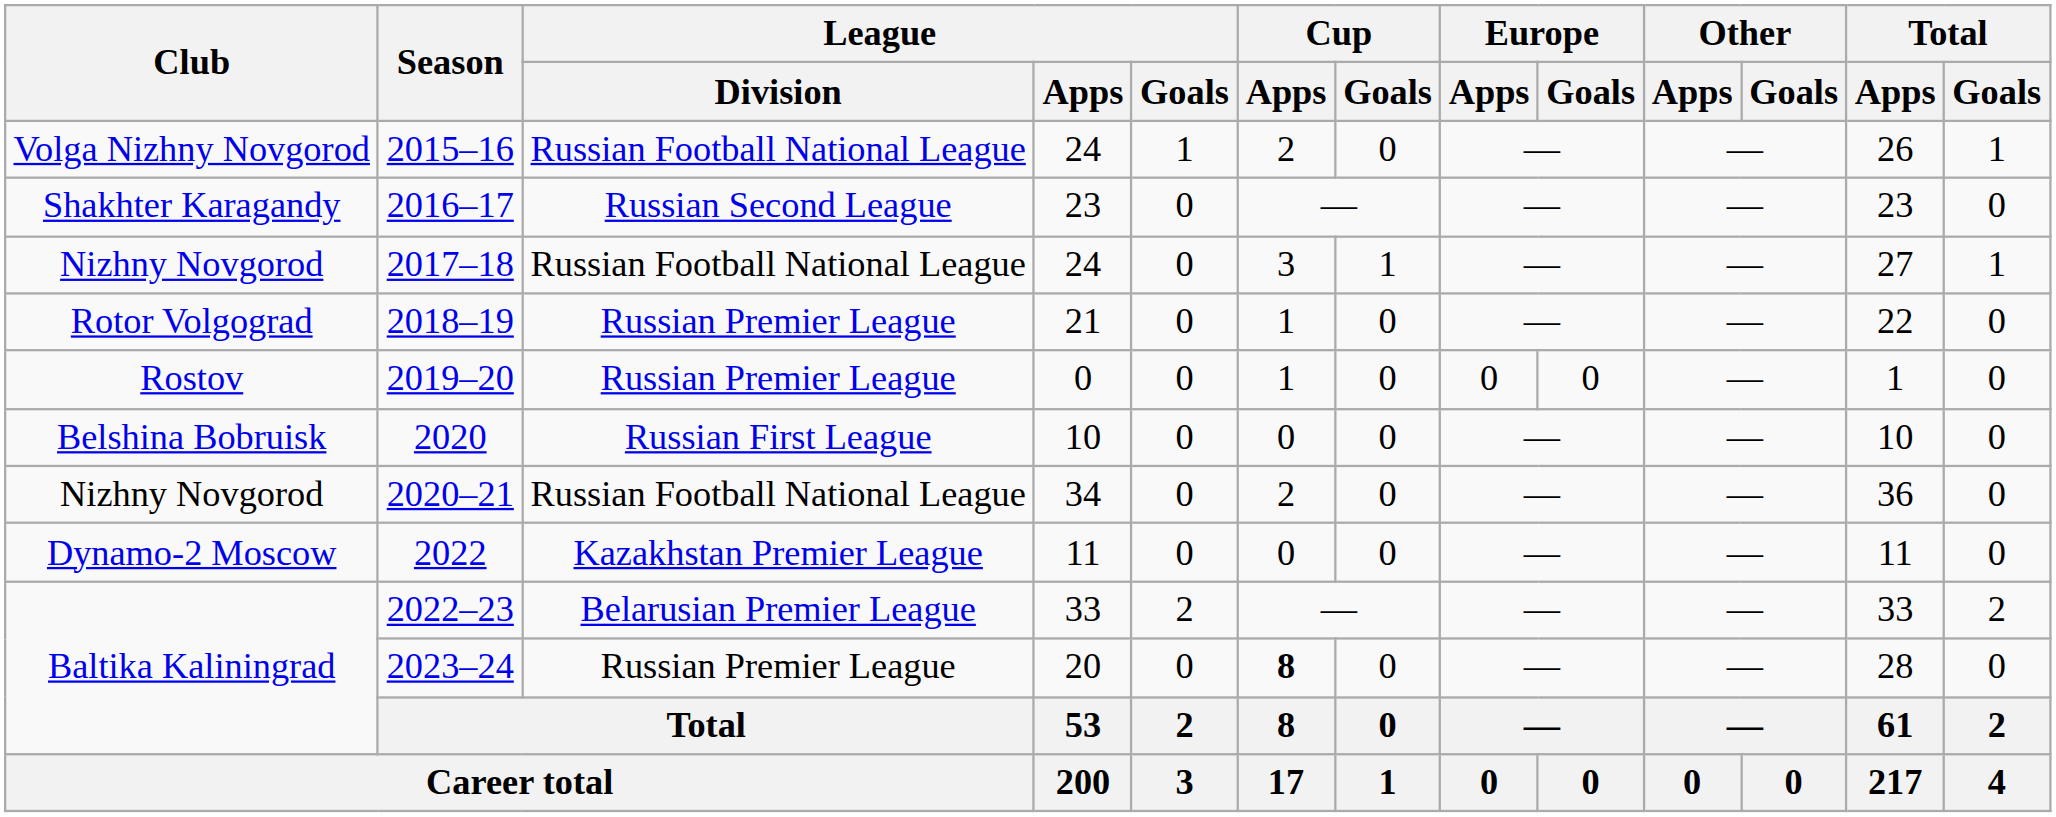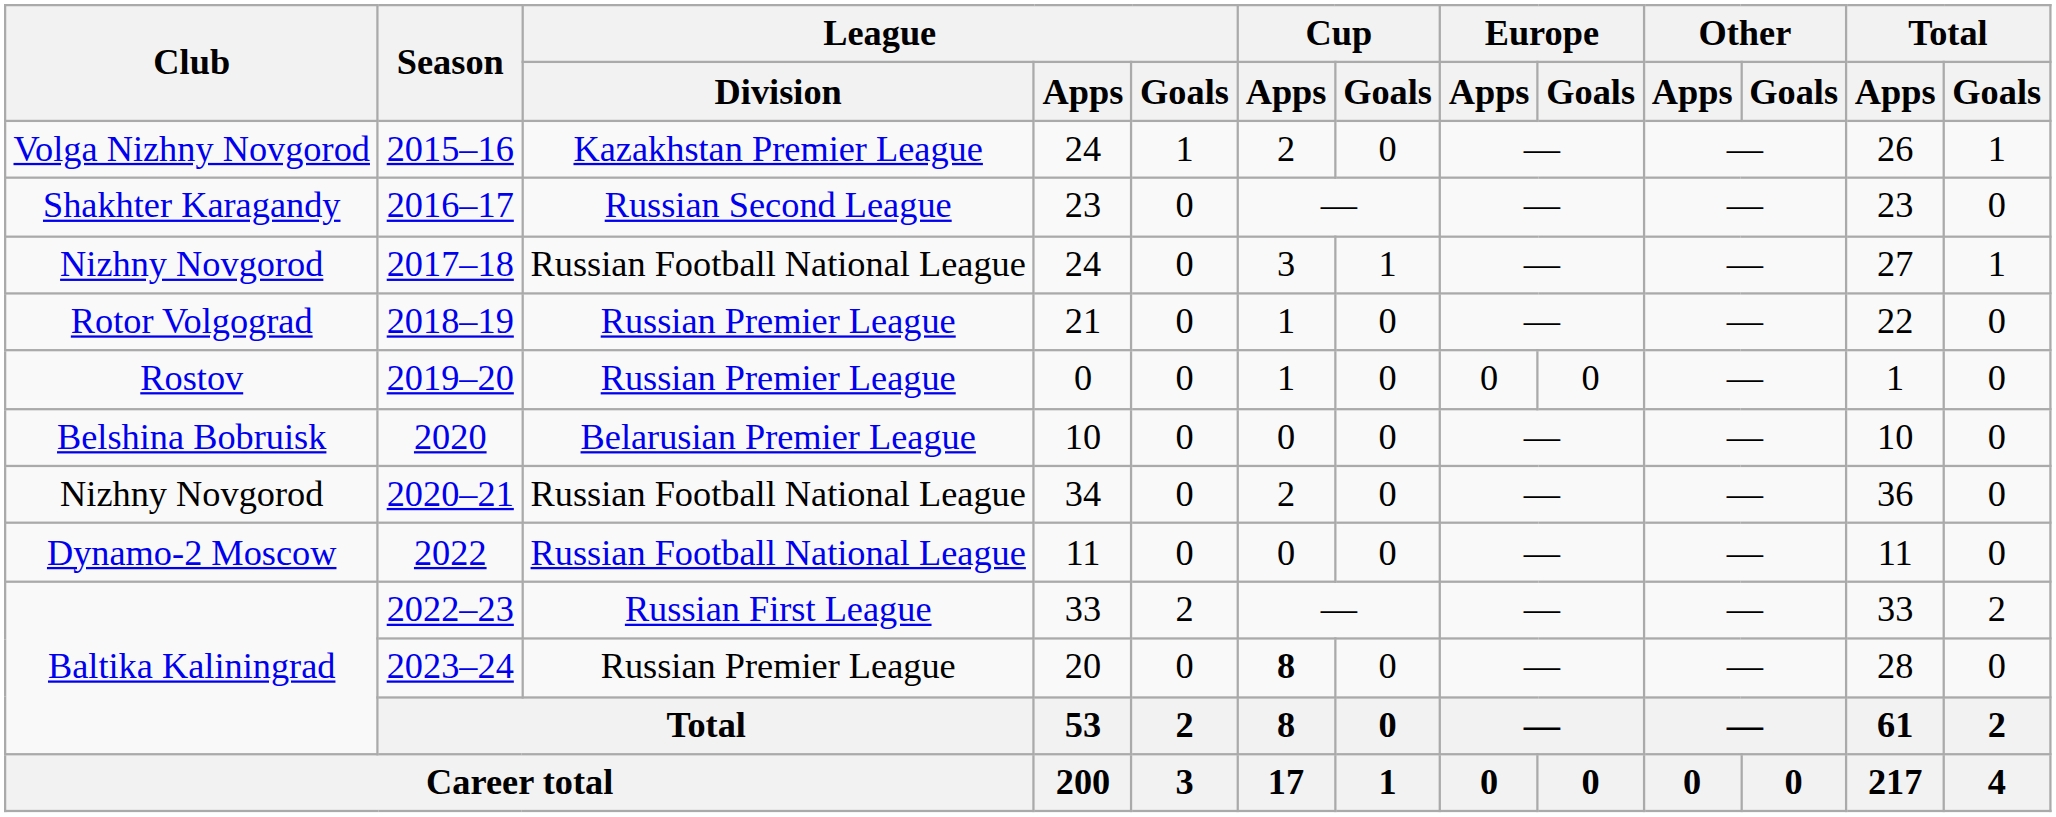(778, 148) Russian Football National League -> (778, 148) Kazakhstan Premier League
(778, 436) Russian First League -> (778, 436) Belarusian Premier League
(778, 551) Kazakhstan Premier League -> (778, 551) Russian Football National League
(778, 609) Belarusian Premier League -> (778, 609) Russian First League
